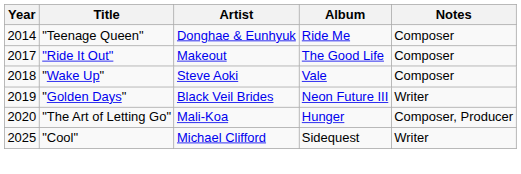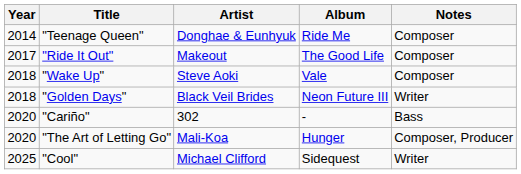(22, 96) 2019 -> (22, 96) 2018
+ row: (66, 117)
